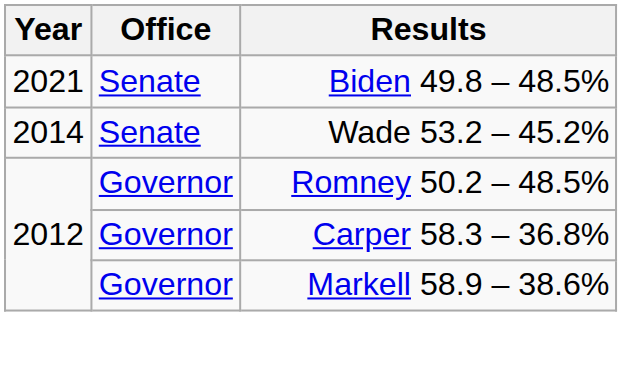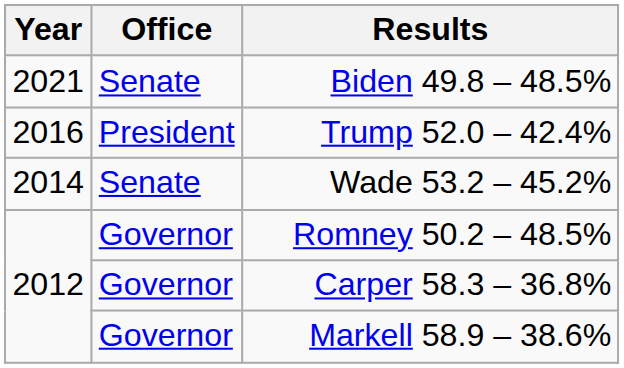+ row: (466, 132)
